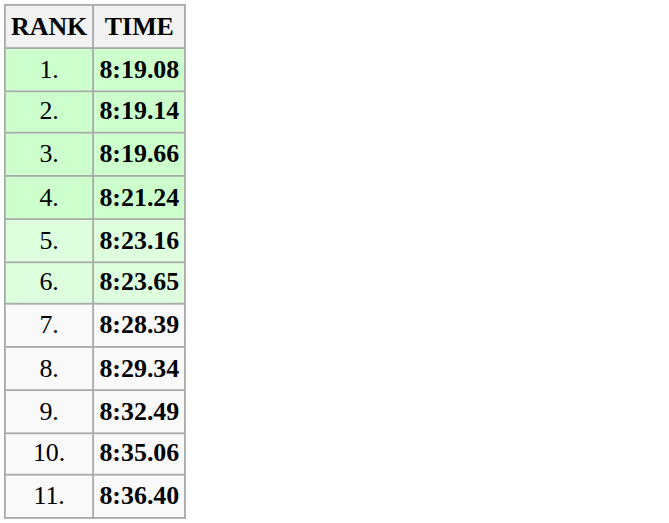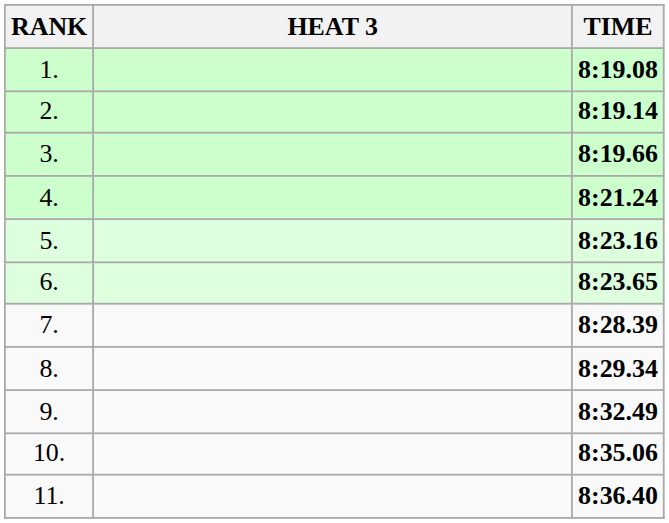+ column: (333, 26)
